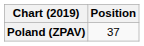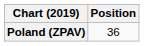(113, 31) 37 -> (113, 31) 36
